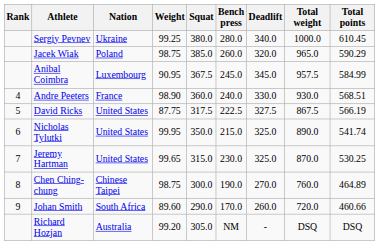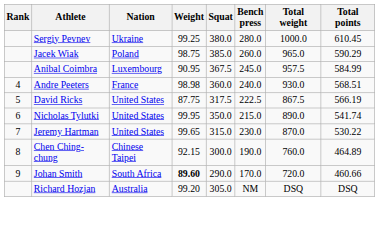- column: (265, 17)
(170, 96) 98.90 -> (189, 85) 98.98
(352, 159) 530.25 -> (348, 131) 530.22
(170, 185) 98.75 -> (189, 152) 92.15
(170, 206) normal -> (189, 173) bold
